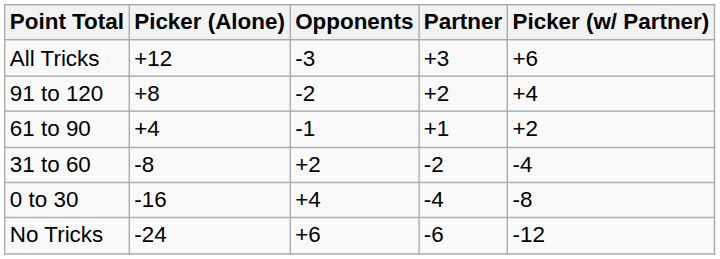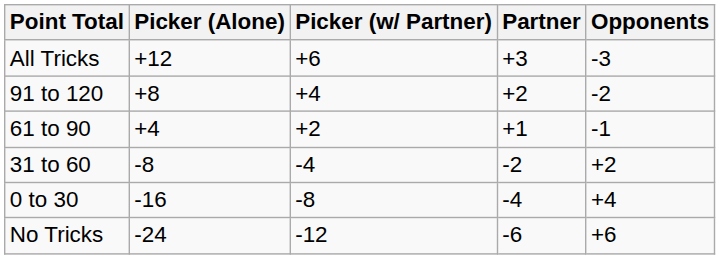columns swapped: (611, 22) <-> (354, 22)
